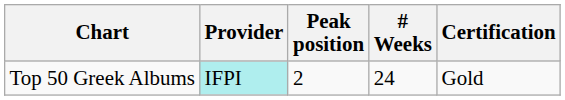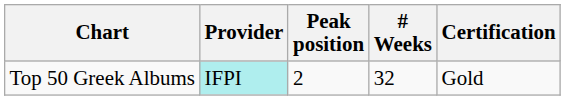(384, 77) 24 -> (384, 77) 32
